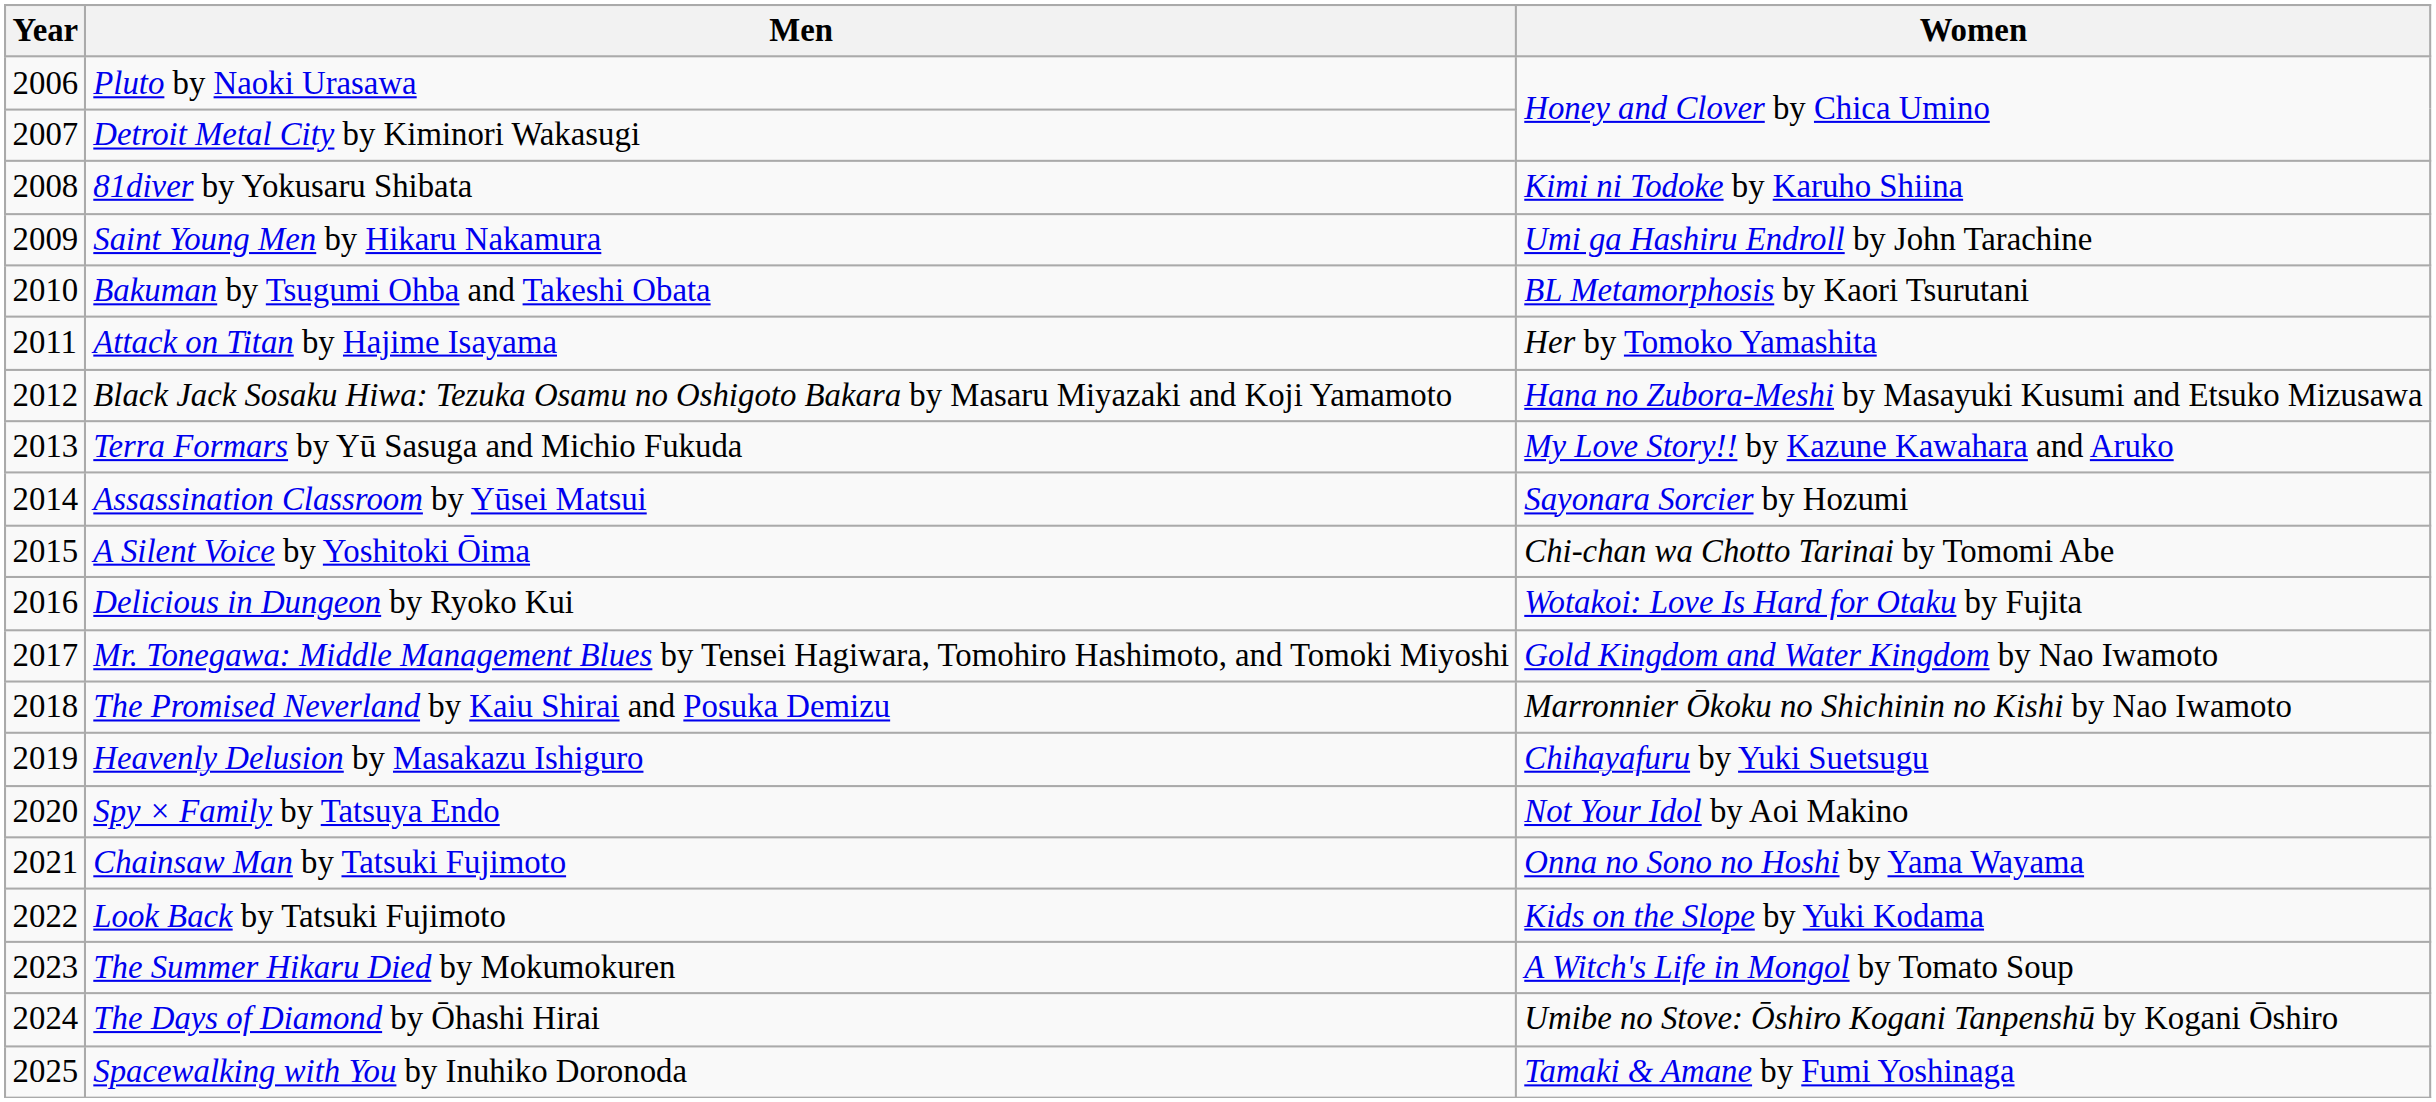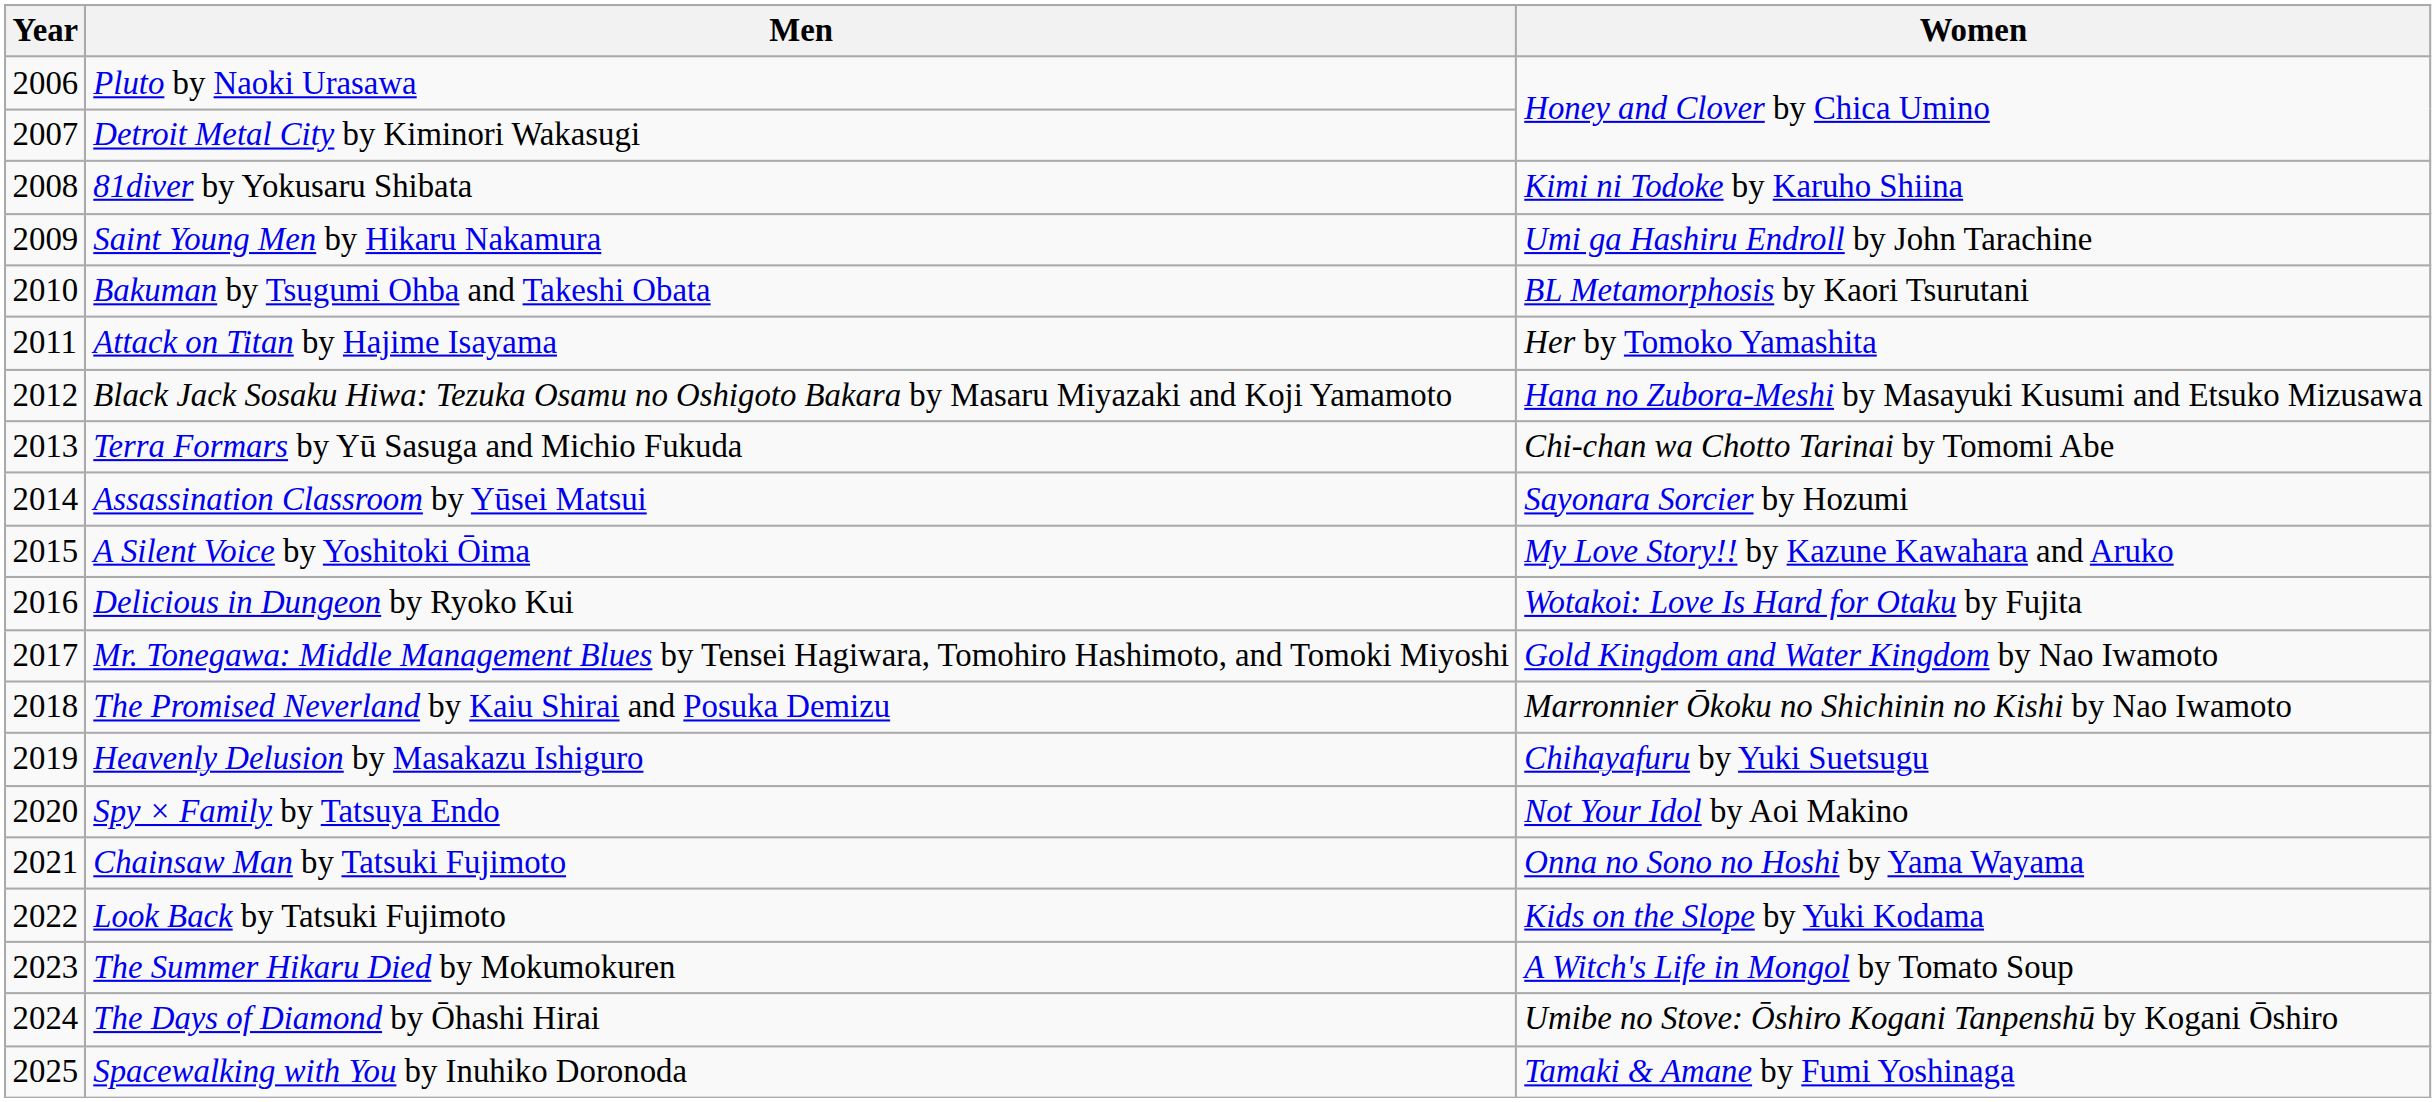(1849, 446) My Love Story!! by Kazune Kawahara and Aruko -> (1819, 446) Chi-chan wa Chotto Tarinai by Tomomi Abe
(1819, 550) Chi-chan wa Chotto Tarinai by Tomomi Abe -> (1849, 550) My Love Story!! by Kazune Kawahara and Aruko
